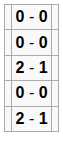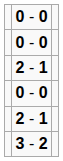+ row: (8, 144)
